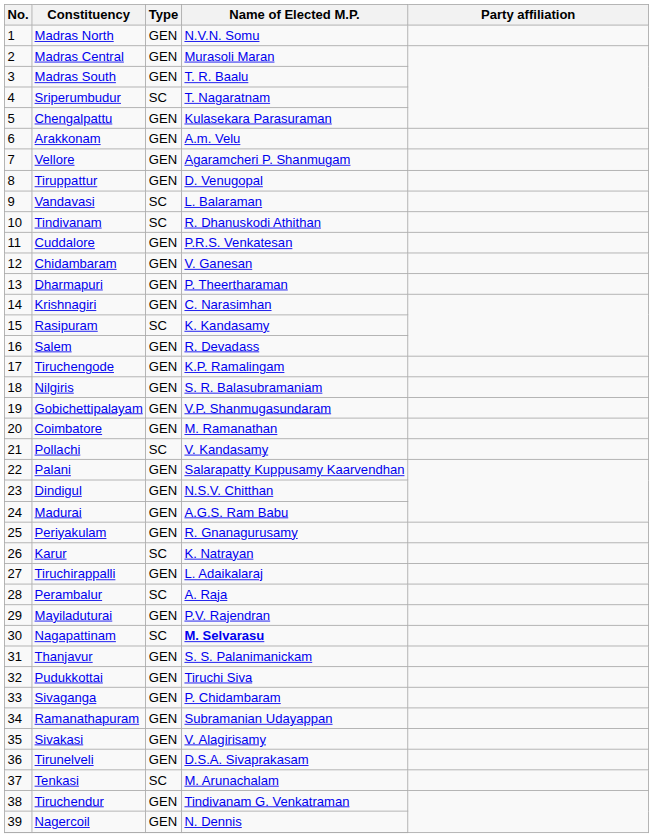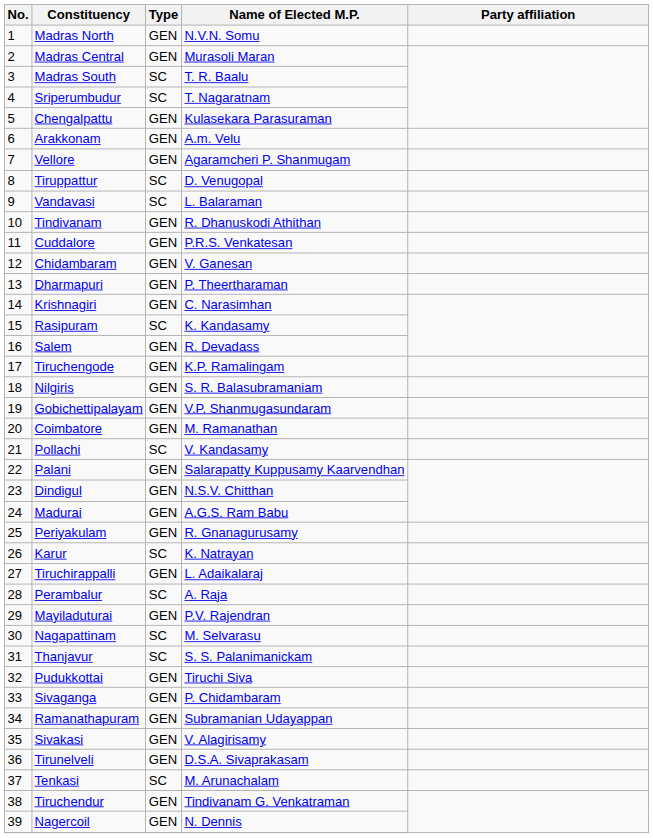(163, 77) GEN -> (158, 77) SC
(163, 181) GEN -> (158, 181) SC
(158, 222) SC -> (163, 222) GEN
(224, 636) bold -> (223, 636) normal
(163, 656) GEN -> (158, 656) SC
